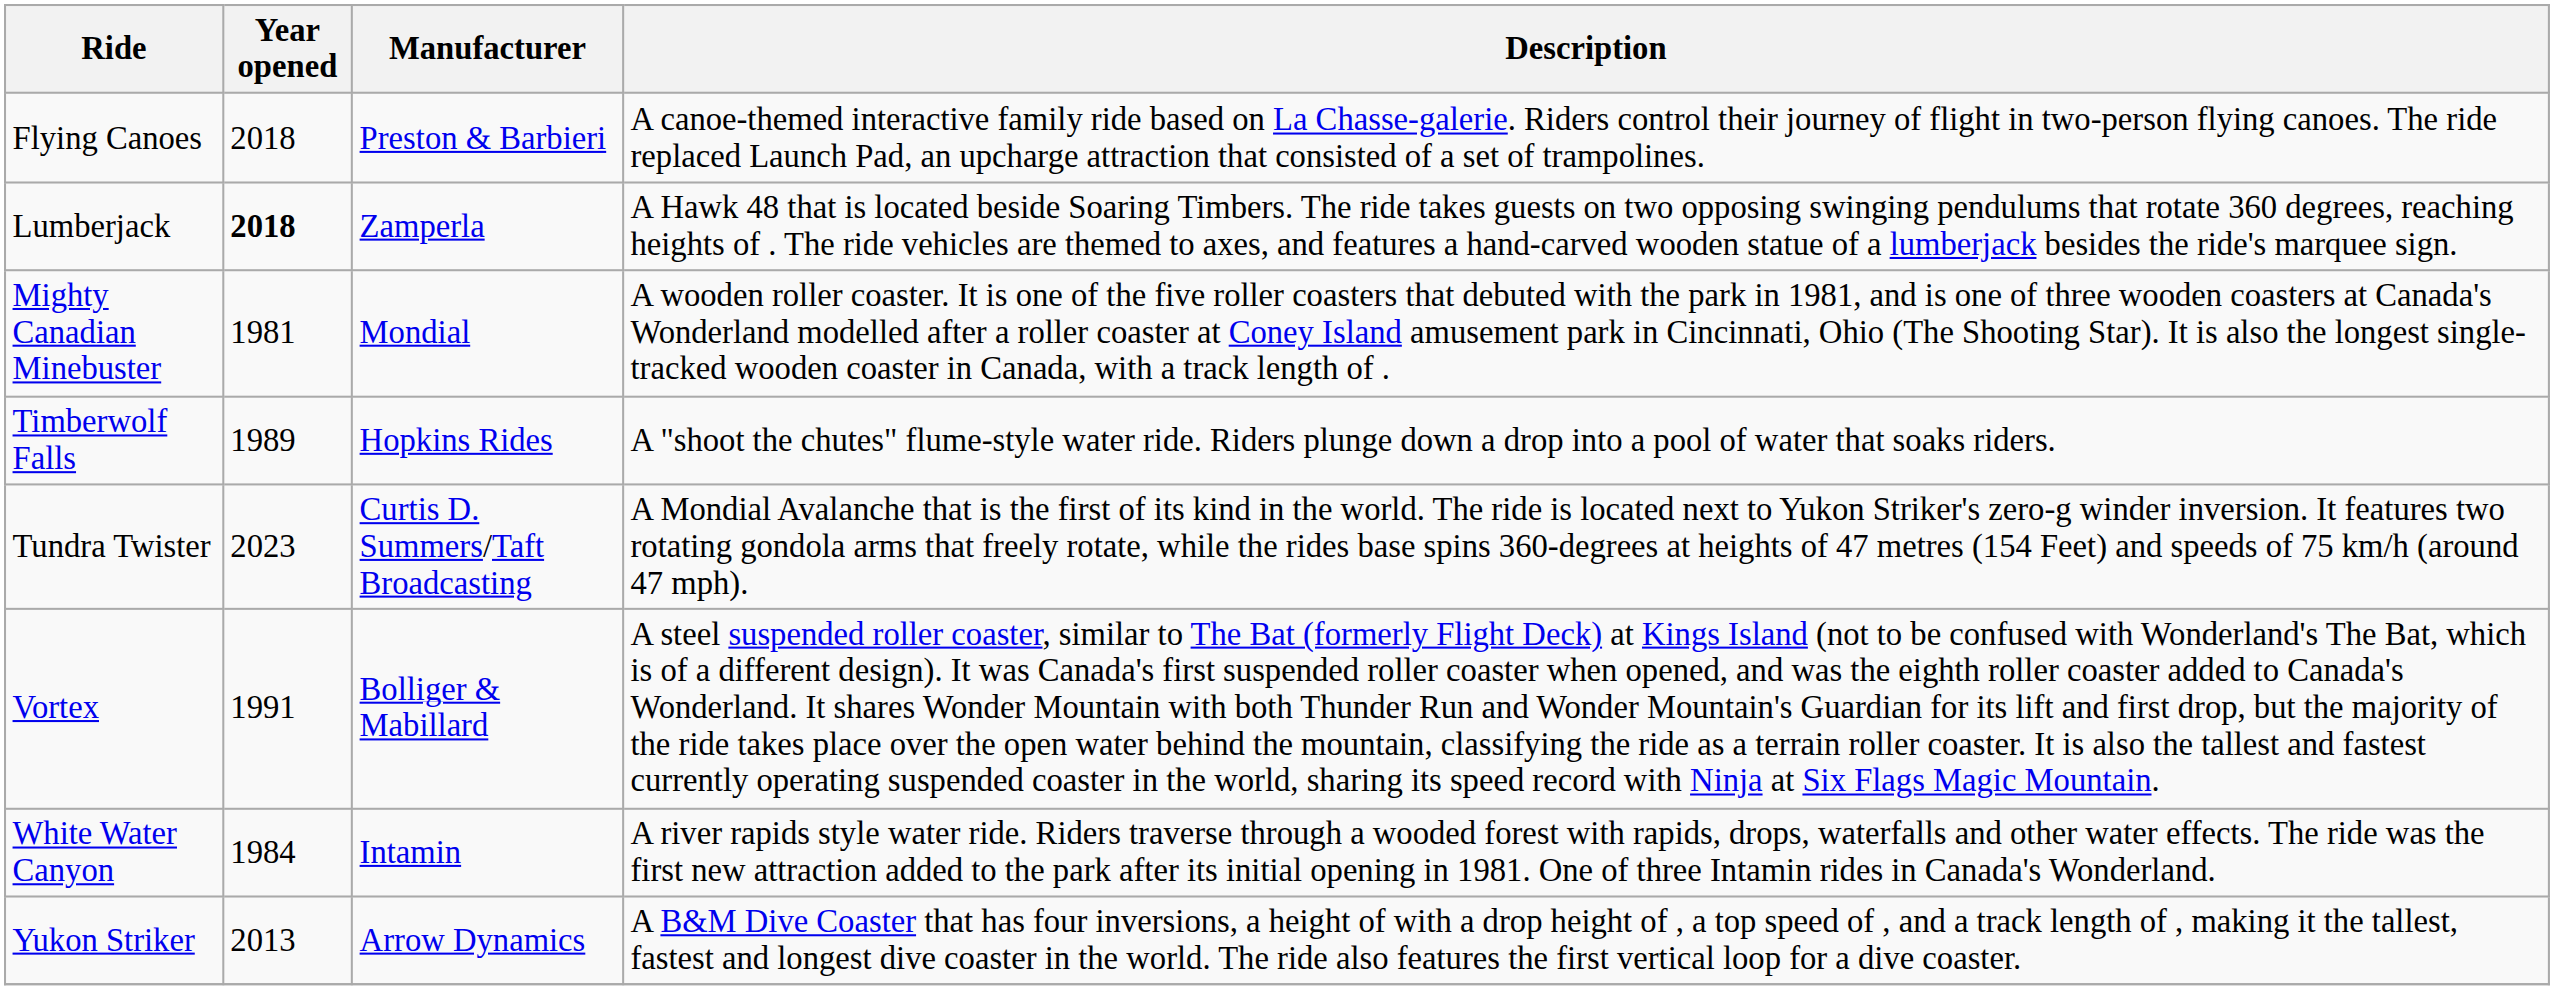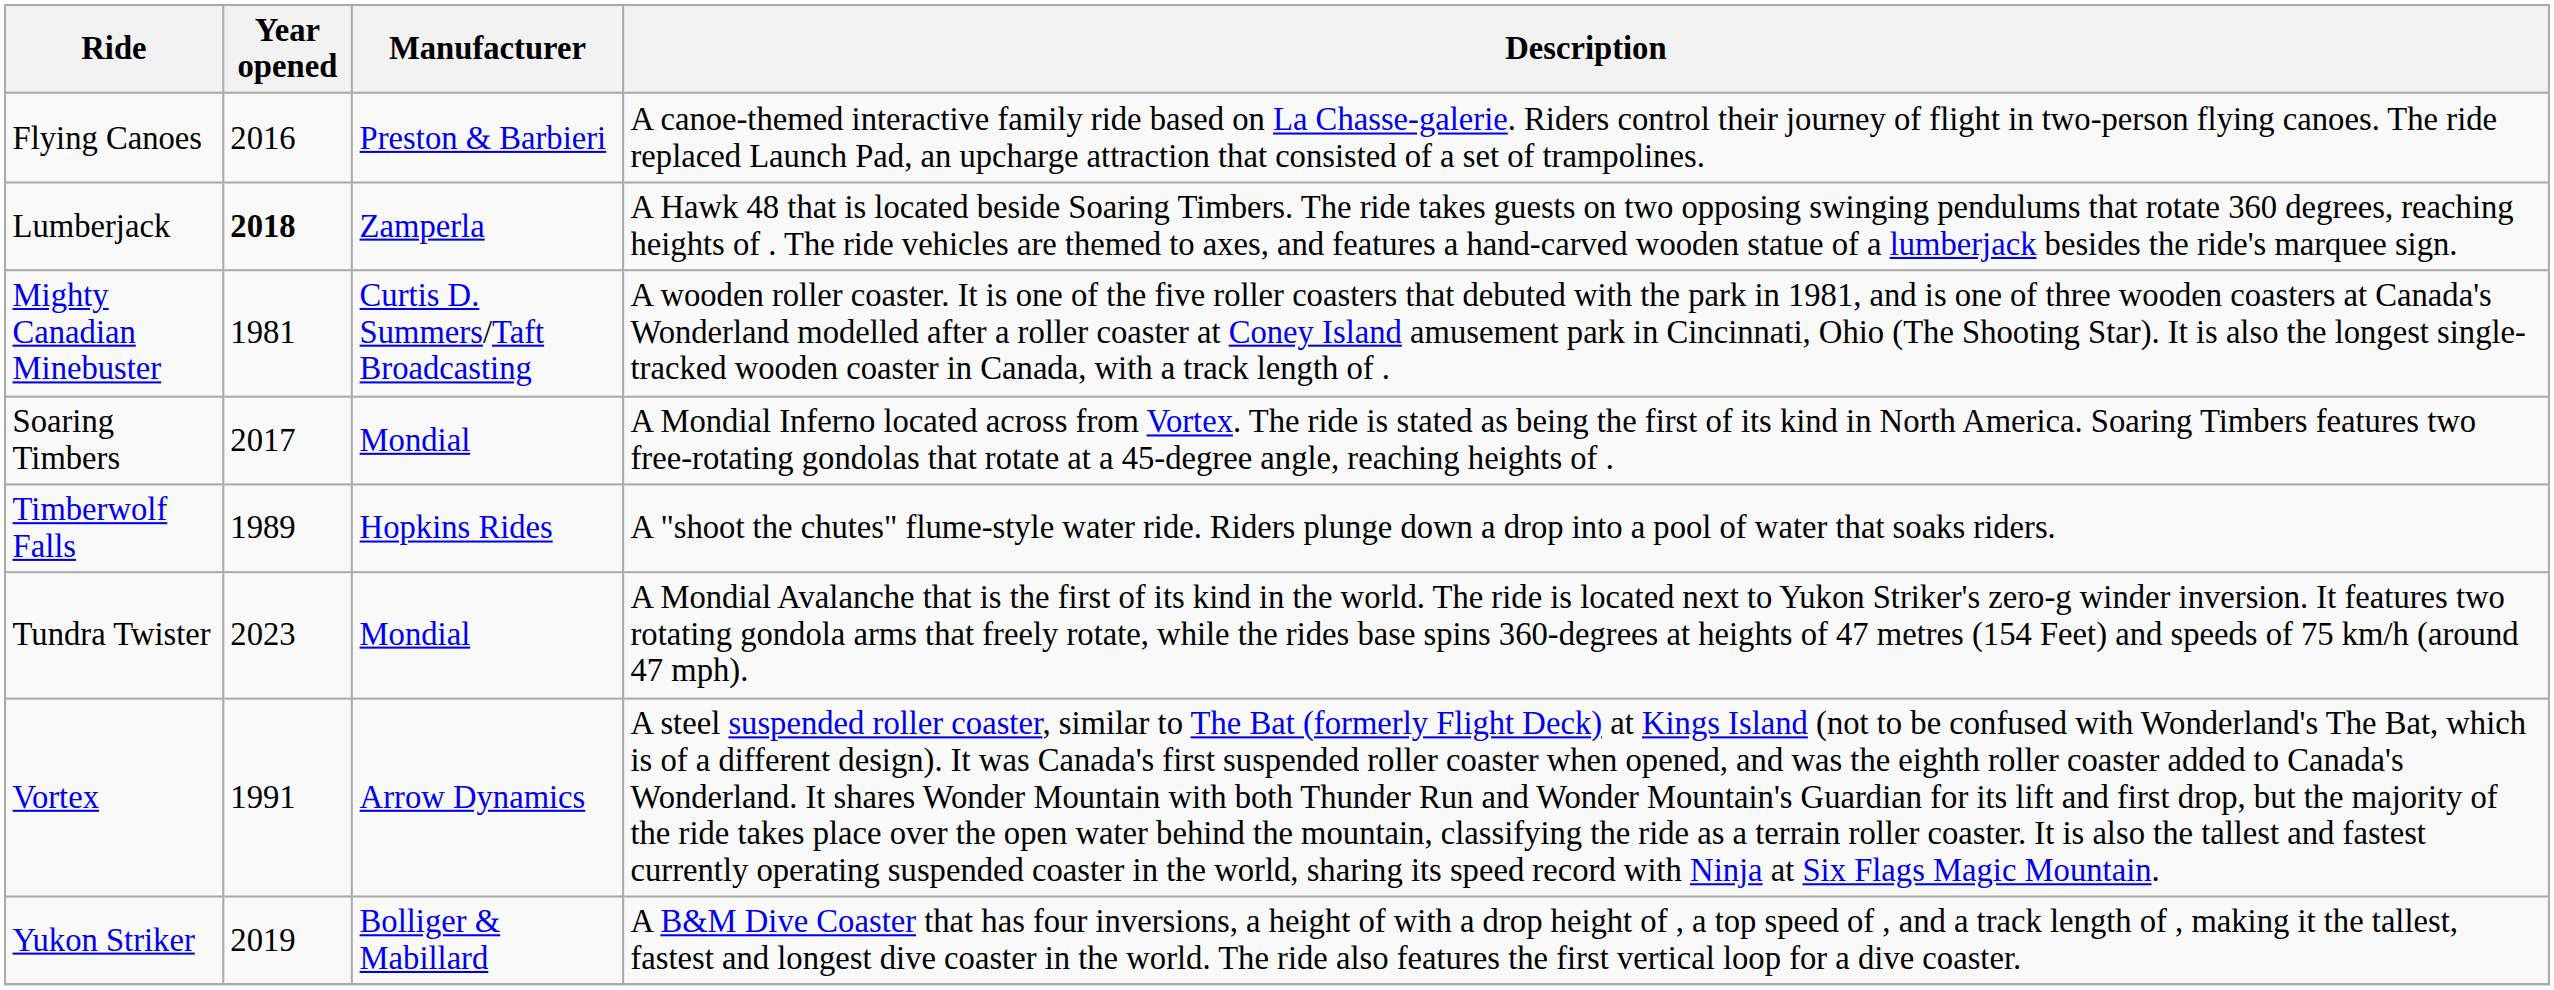(263, 137) 2018 -> (263, 137) 2016
(415, 332) Mondial -> (452, 332) Curtis D. Summers/Taft Broadcasting
+ row: (66, 439)
(452, 546) Curtis D. Summers/Taft Broadcasting -> (415, 634) Mondial
(430, 708) Bolliger & Mabillard -> (472, 796) Arrow Dynamics
- row: (95, 851)
(263, 940) 2013 -> (263, 940) 2019
(472, 940) Arrow Dynamics -> (430, 940) Bolliger & Mabillard
